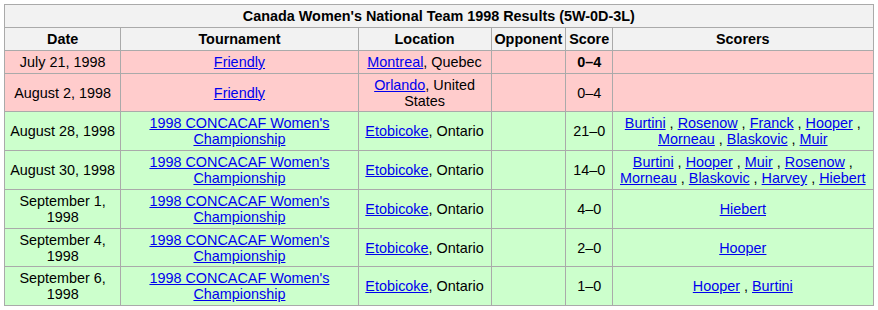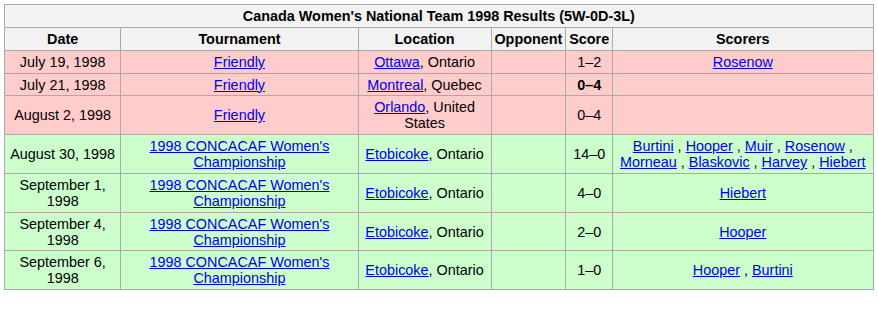+ row: (63, 62)
- row: (63, 131)
